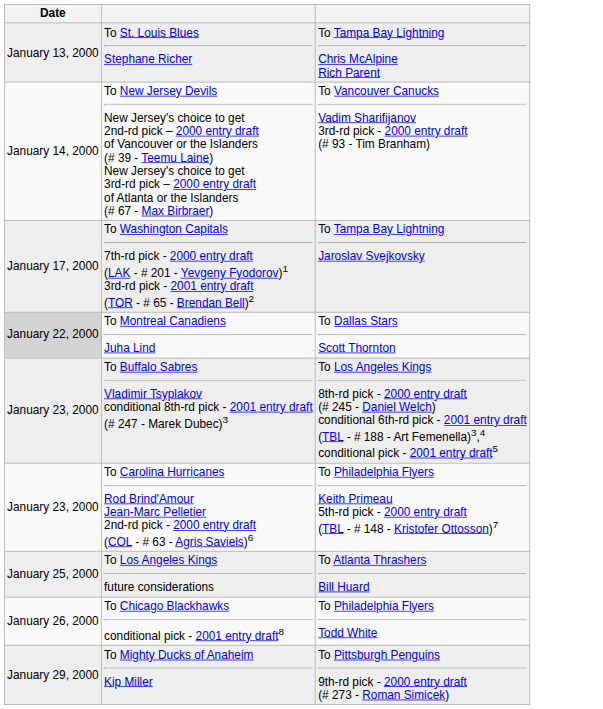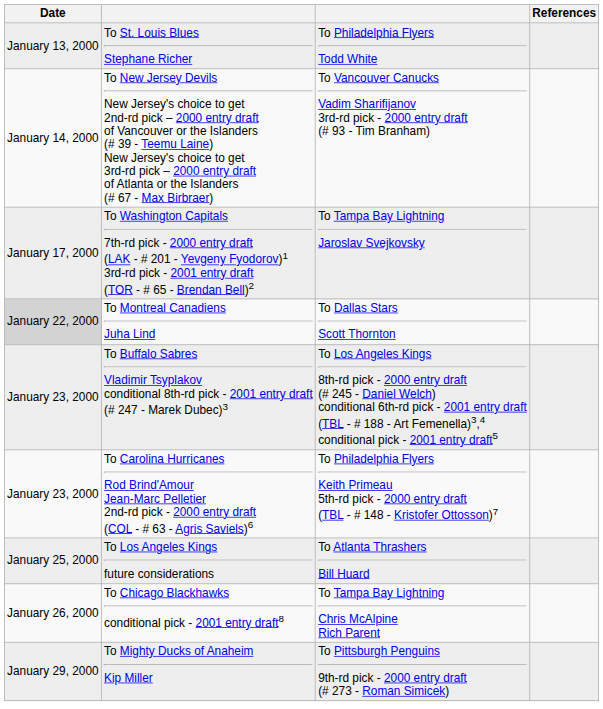+ column: (564, 13)
(422, 52) To Tampa Bay Lightning Chris McAlpine Rich Parent -> (422, 45) To Philadelphia Flyers Todd White
(422, 619) To Philadelphia Flyers Todd White -> (422, 613) To Tampa Bay Lightning Chris McAlpine Rich Parent
